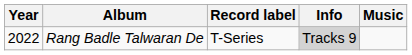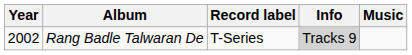(24, 38) 2022 -> (24, 38) 2002
